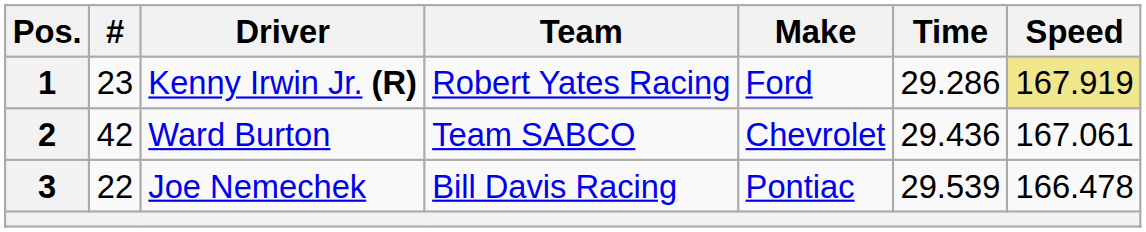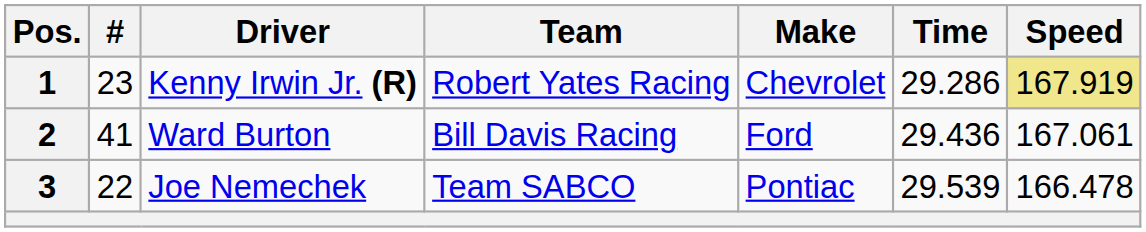(779, 83) Ford -> (815, 83) Chevrolet
(115, 135) 42 -> (115, 135) 41
(534, 135) Team SABCO -> (555, 135) Bill Davis Racing
(815, 135) Chevrolet -> (779, 135) Ford
(555, 186) Bill Davis Racing -> (534, 186) Team SABCO
